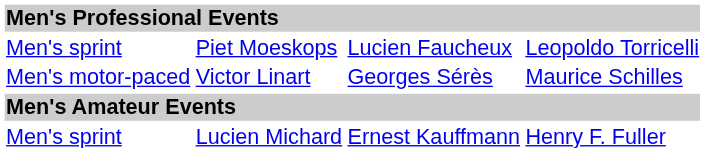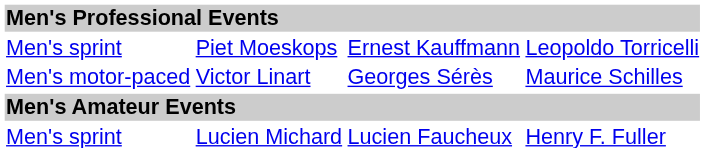(430, 47) Lucien Faucheux -> (434, 47) Ernest Kauffmann
(434, 136) Ernest Kauffmann -> (430, 136) Lucien Faucheux
